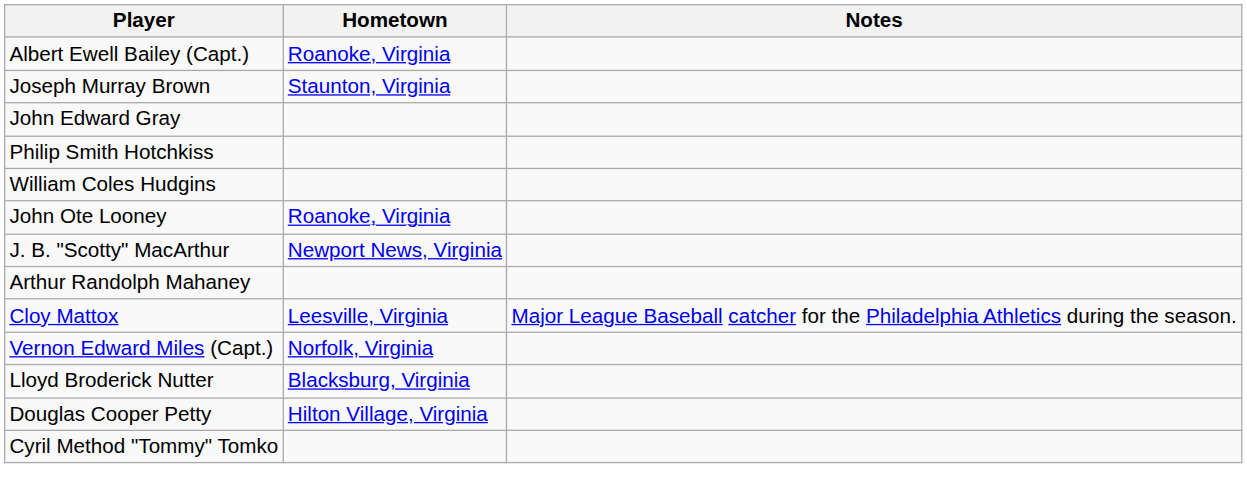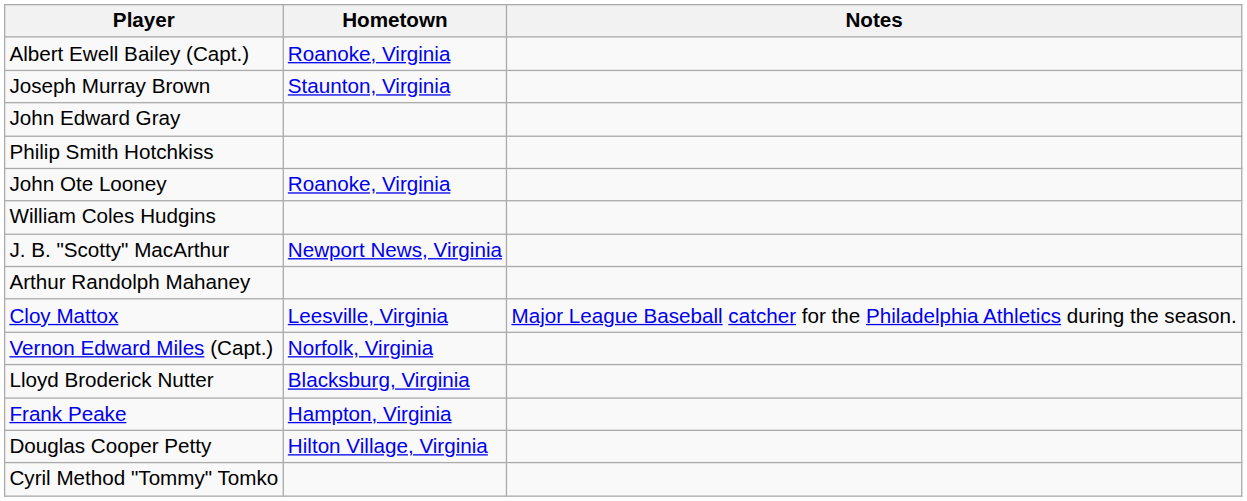rows swapped: (113, 184) <-> (88, 217)
+ row: (68, 413)
